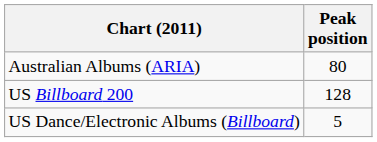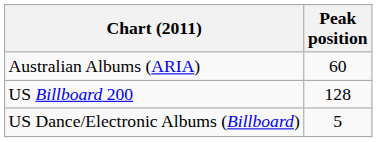(338, 66) 80 -> (338, 66) 60
